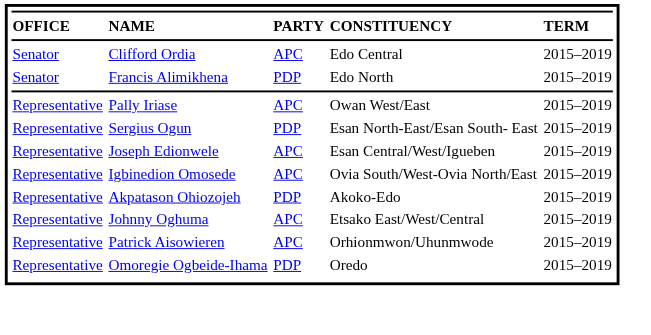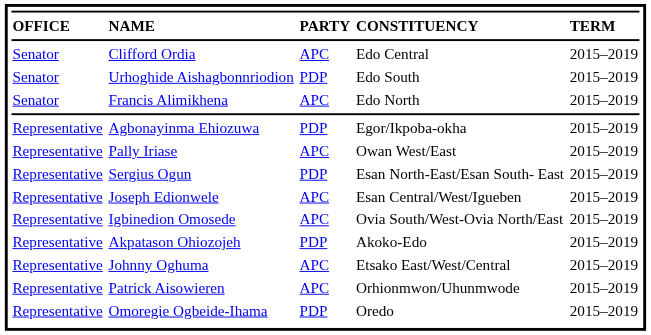+ row: (201, 77)
(287, 77) PDP -> (314, 99) APC
+ row: (184, 128)
